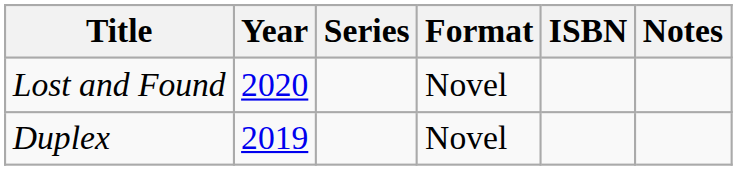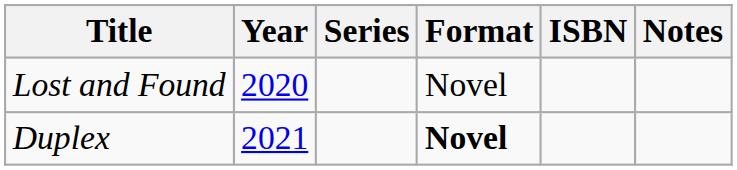(275, 137) 2019 -> (275, 137) 2021
(466, 137) normal -> (466, 137) bold
